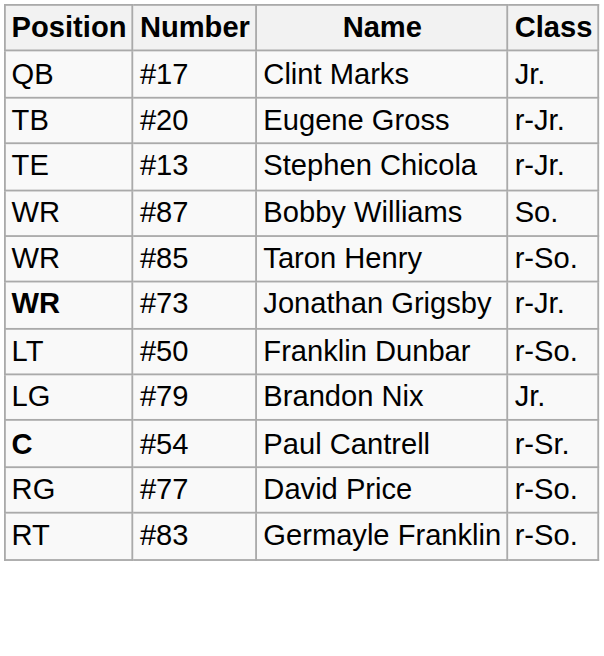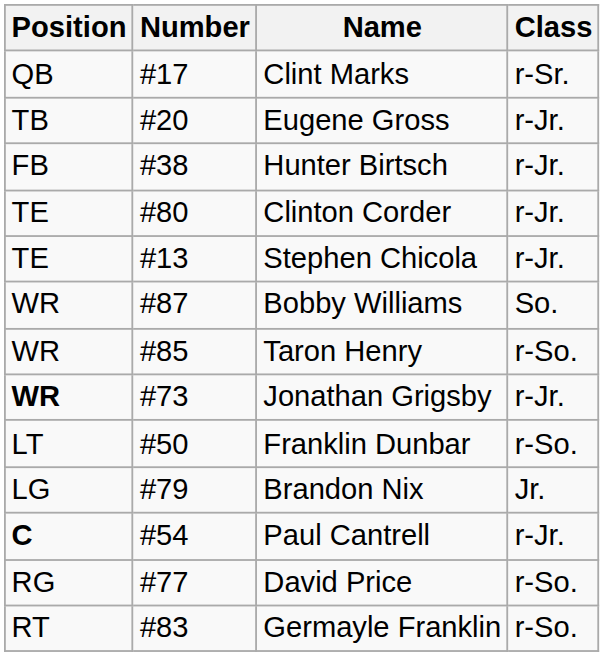(530, 73) Jr. -> (542, 73) r-Sr.
+ row: (356, 166)
+ row: (357, 212)
(542, 443) r-Sr. -> (540, 535) r-Jr.
